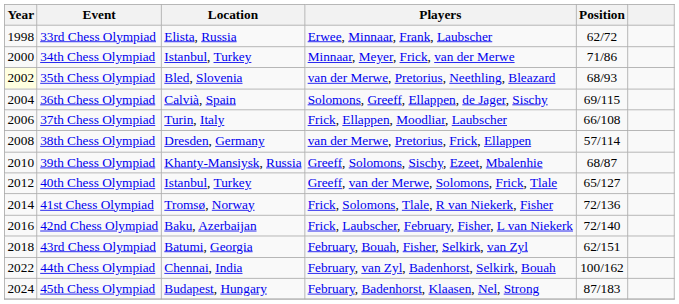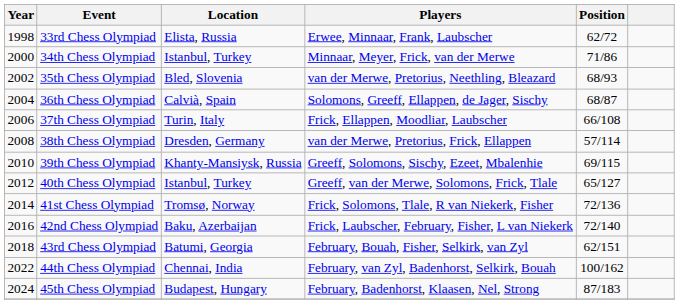(21, 78) lightyellow background -> (21, 78) no background
(602, 99) 69/115 -> (602, 99) 68/87
(602, 162) 68/87 -> (602, 162) 69/115
